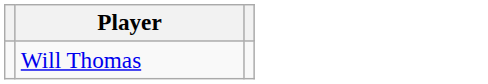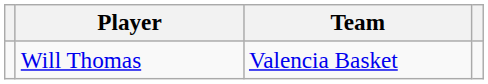+ column: (358, 22)
